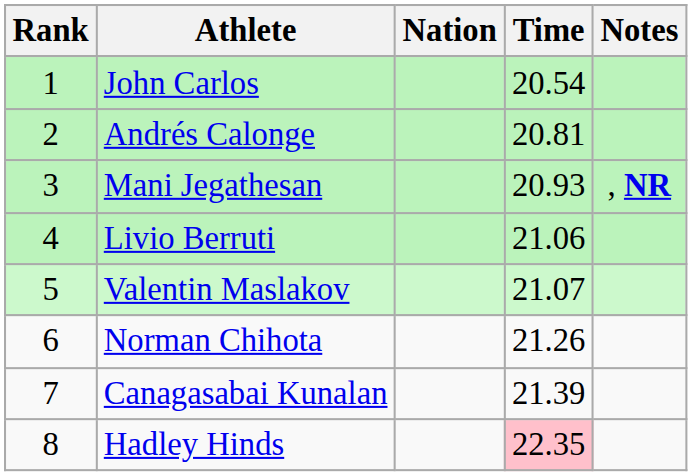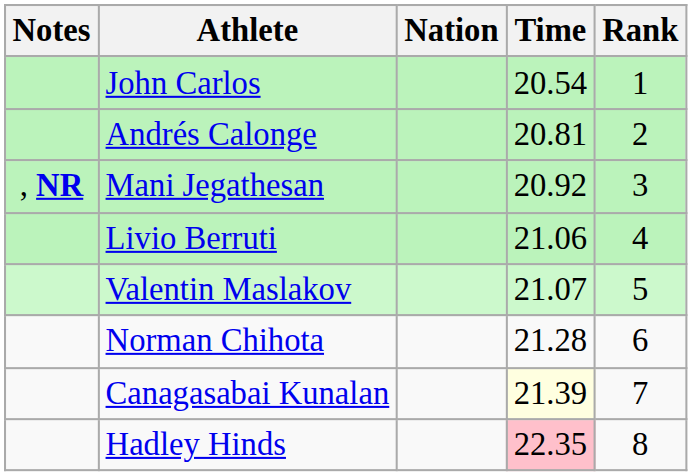columns swapped: (51, 30) <-> (639, 30)
(549, 185) 20.93 -> (550, 185) 20.92
(549, 340) 21.26 -> (550, 340) 21.28
(549, 392) no background -> (550, 392) lightyellow background
